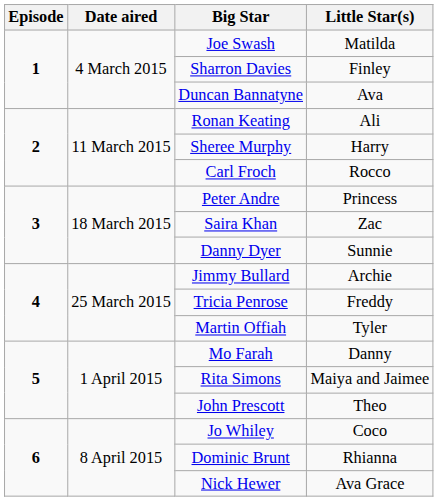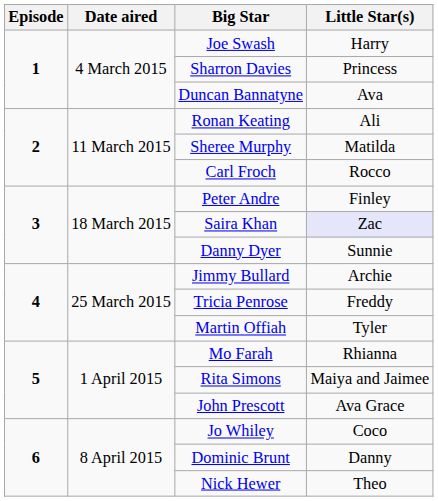(370, 43) Matilda -> (370, 43) Harry
(370, 69) Finley -> (370, 69) Princess
(370, 146) Harry -> (370, 146) Matilda
(370, 198) Princess -> (370, 198) Finley
(370, 224) no background -> (370, 224) lavender background
(370, 353) Danny -> (370, 353) Rhianna
(370, 405) Theo -> (370, 405) Ava Grace
(370, 457) Rhianna -> (370, 457) Danny
(370, 483) Ava Grace -> (370, 483) Theo
